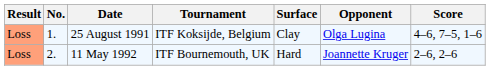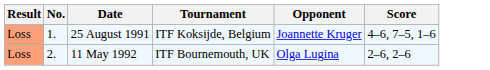- column: (297, 14)
(354, 34) Olga Lugina -> (319, 34) Joannette Kruger
(365, 54) Joannette Kruger -> (308, 54) Olga Lugina
